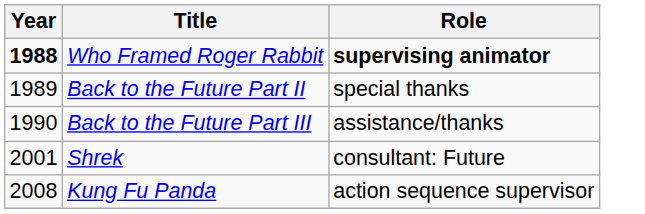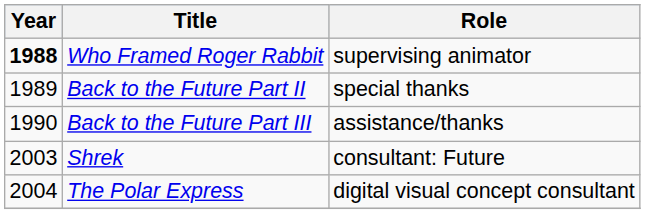(442, 55) bold -> (432, 55) normal
(33, 157) 2001 -> (33, 157) 2003
+ row: (155, 191)
- row: (142, 191)
